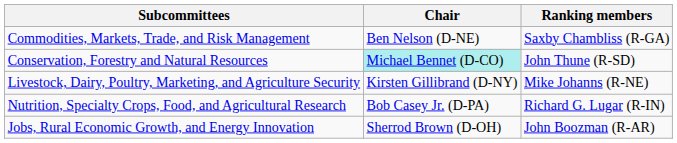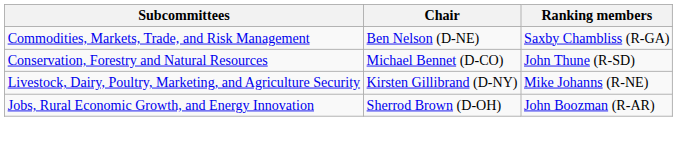(435, 60) paleturquoise background -> (435, 60) no background
- row: (177, 104)
